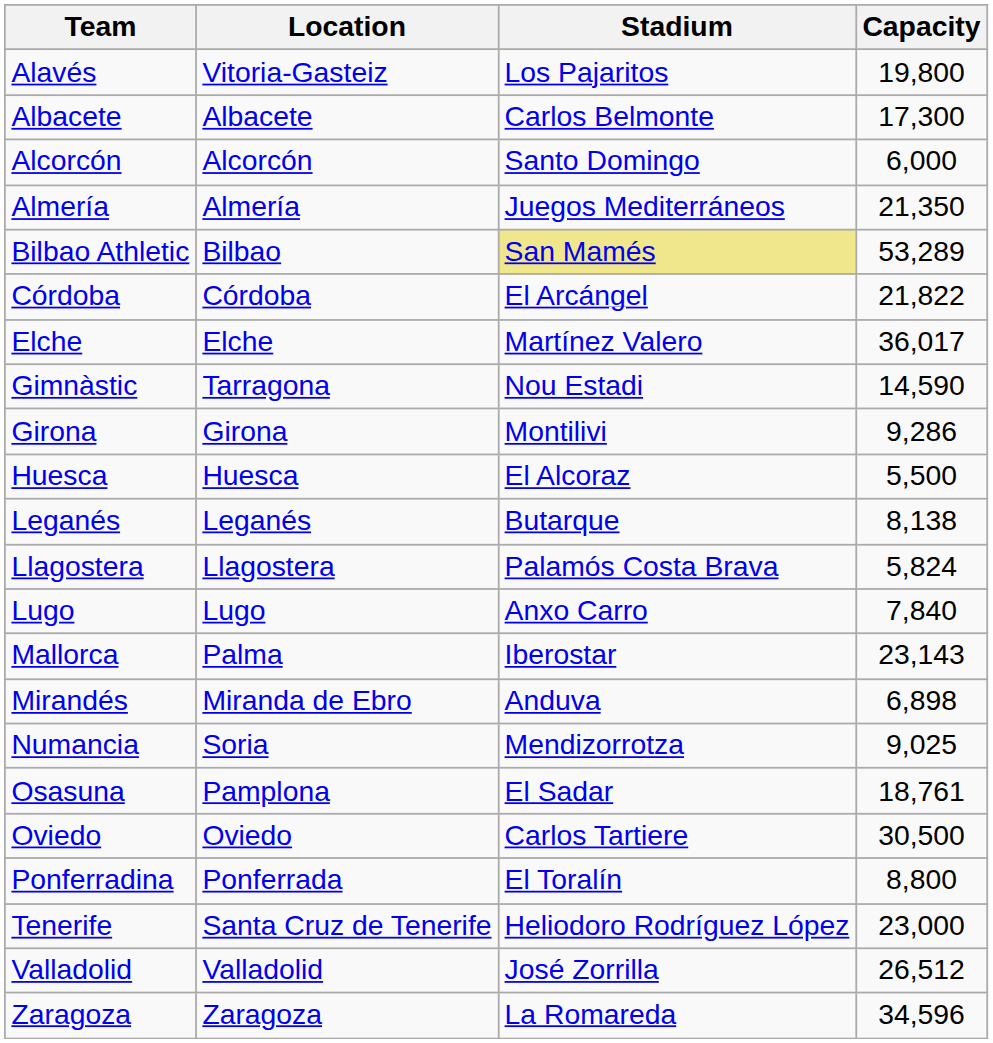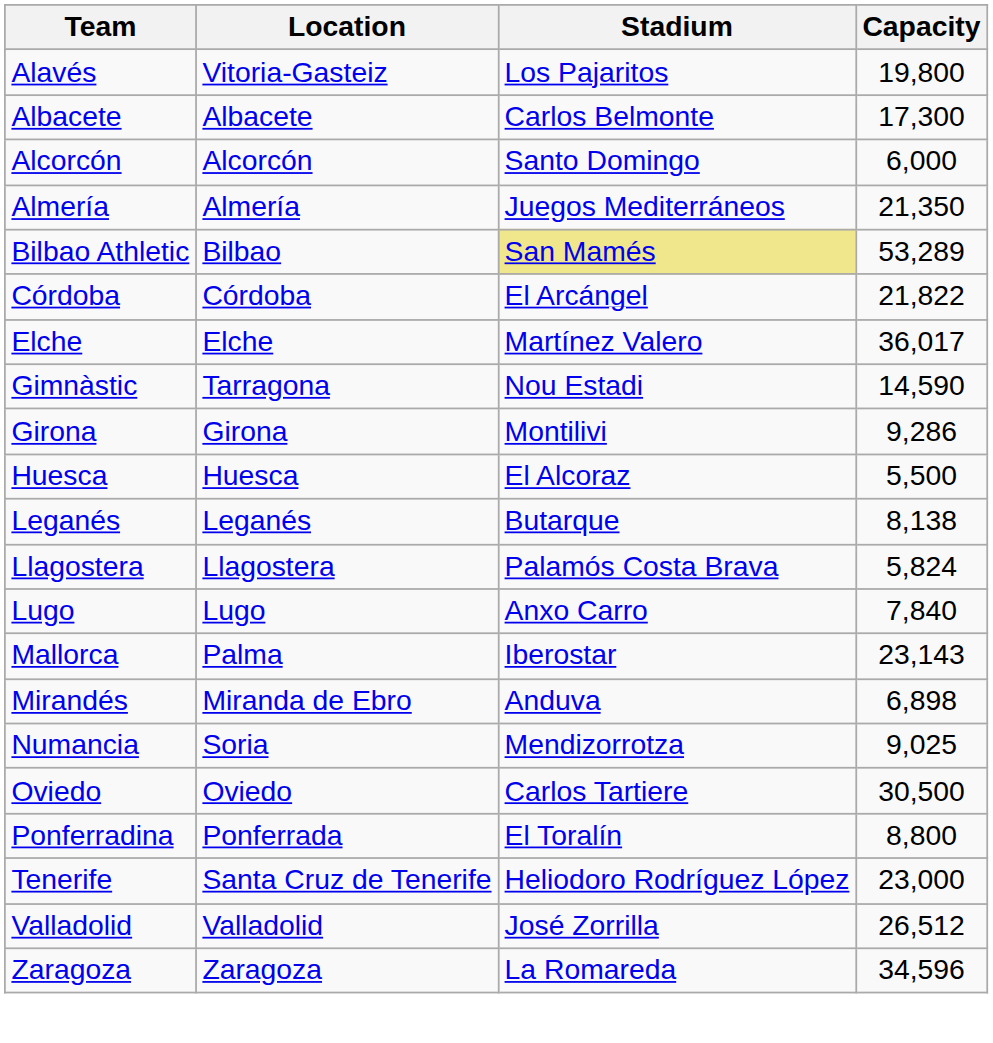- row: (68, 790)
